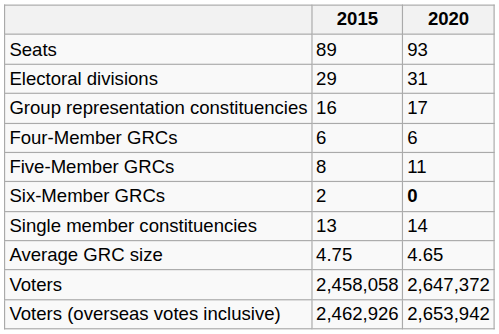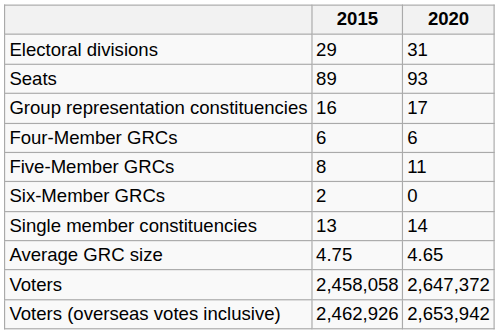rows swapped: (33, 49) <-> (84, 78)
(412, 196) bold -> (412, 196) normal
